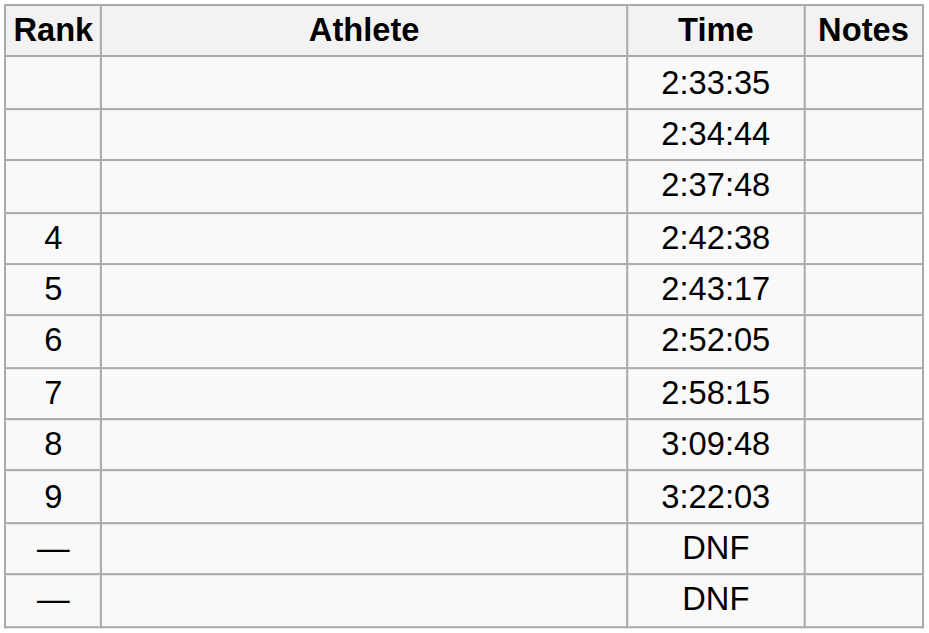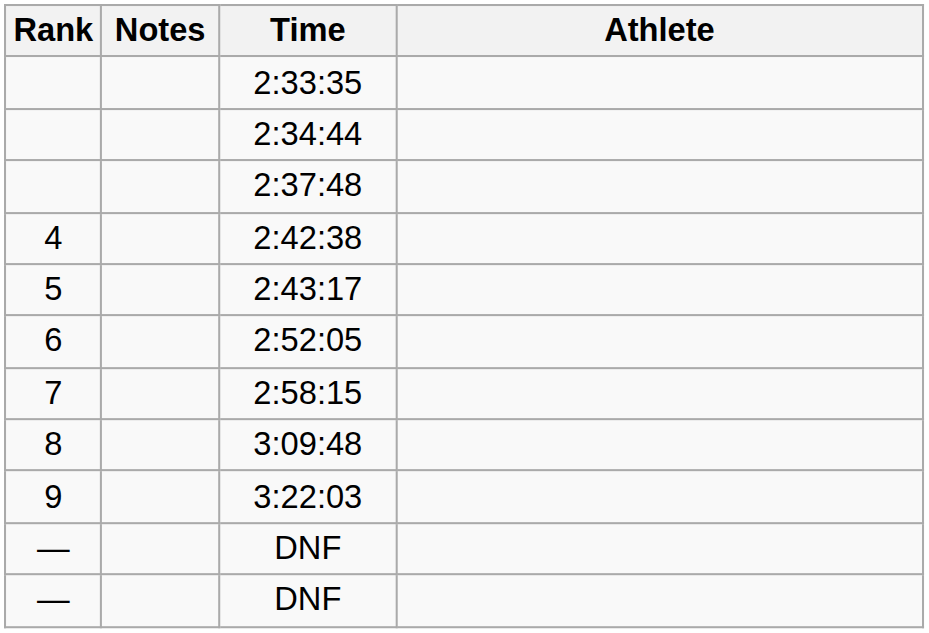columns swapped: (364, 30) <-> (863, 30)
